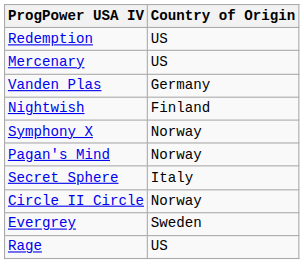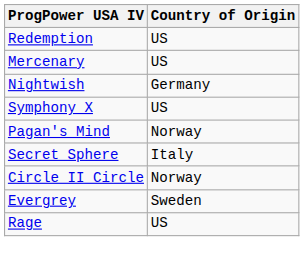- row: (55, 85)
(180, 108) Finland -> (180, 85) Germany
(176, 132) Norway -> (159, 108) US
